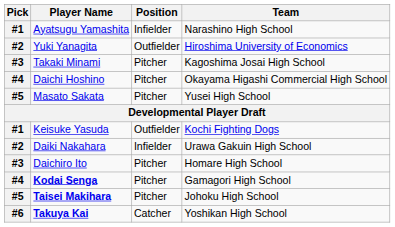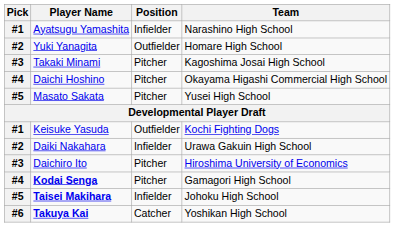(266, 46) Hiroshima University of Economics -> (233, 46) Homare High School
(233, 163) Homare High School -> (266, 163) Hiroshima University of Economics
(150, 197) Pitcher -> (153, 197) Infielder
